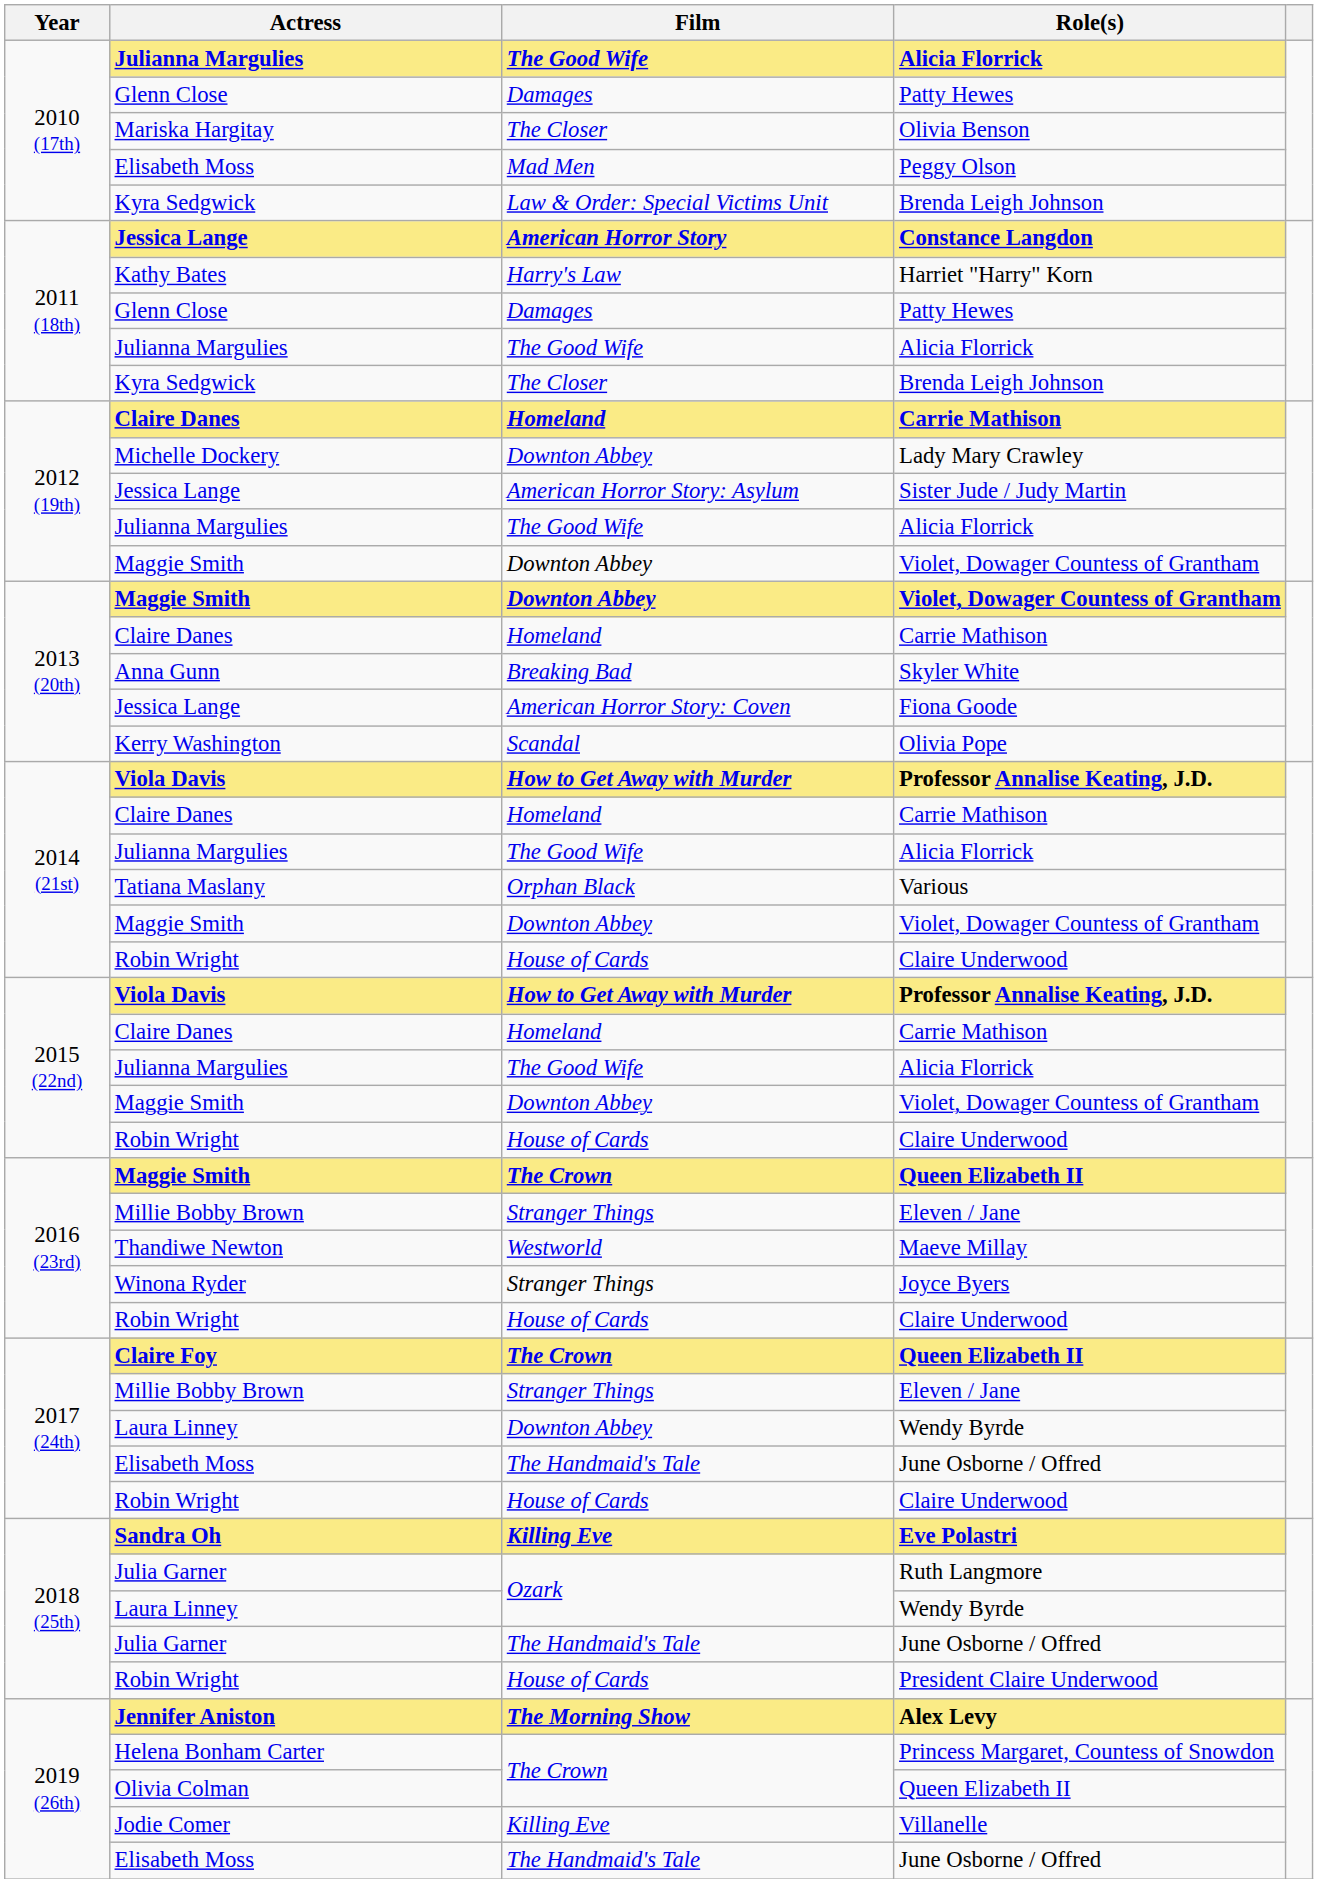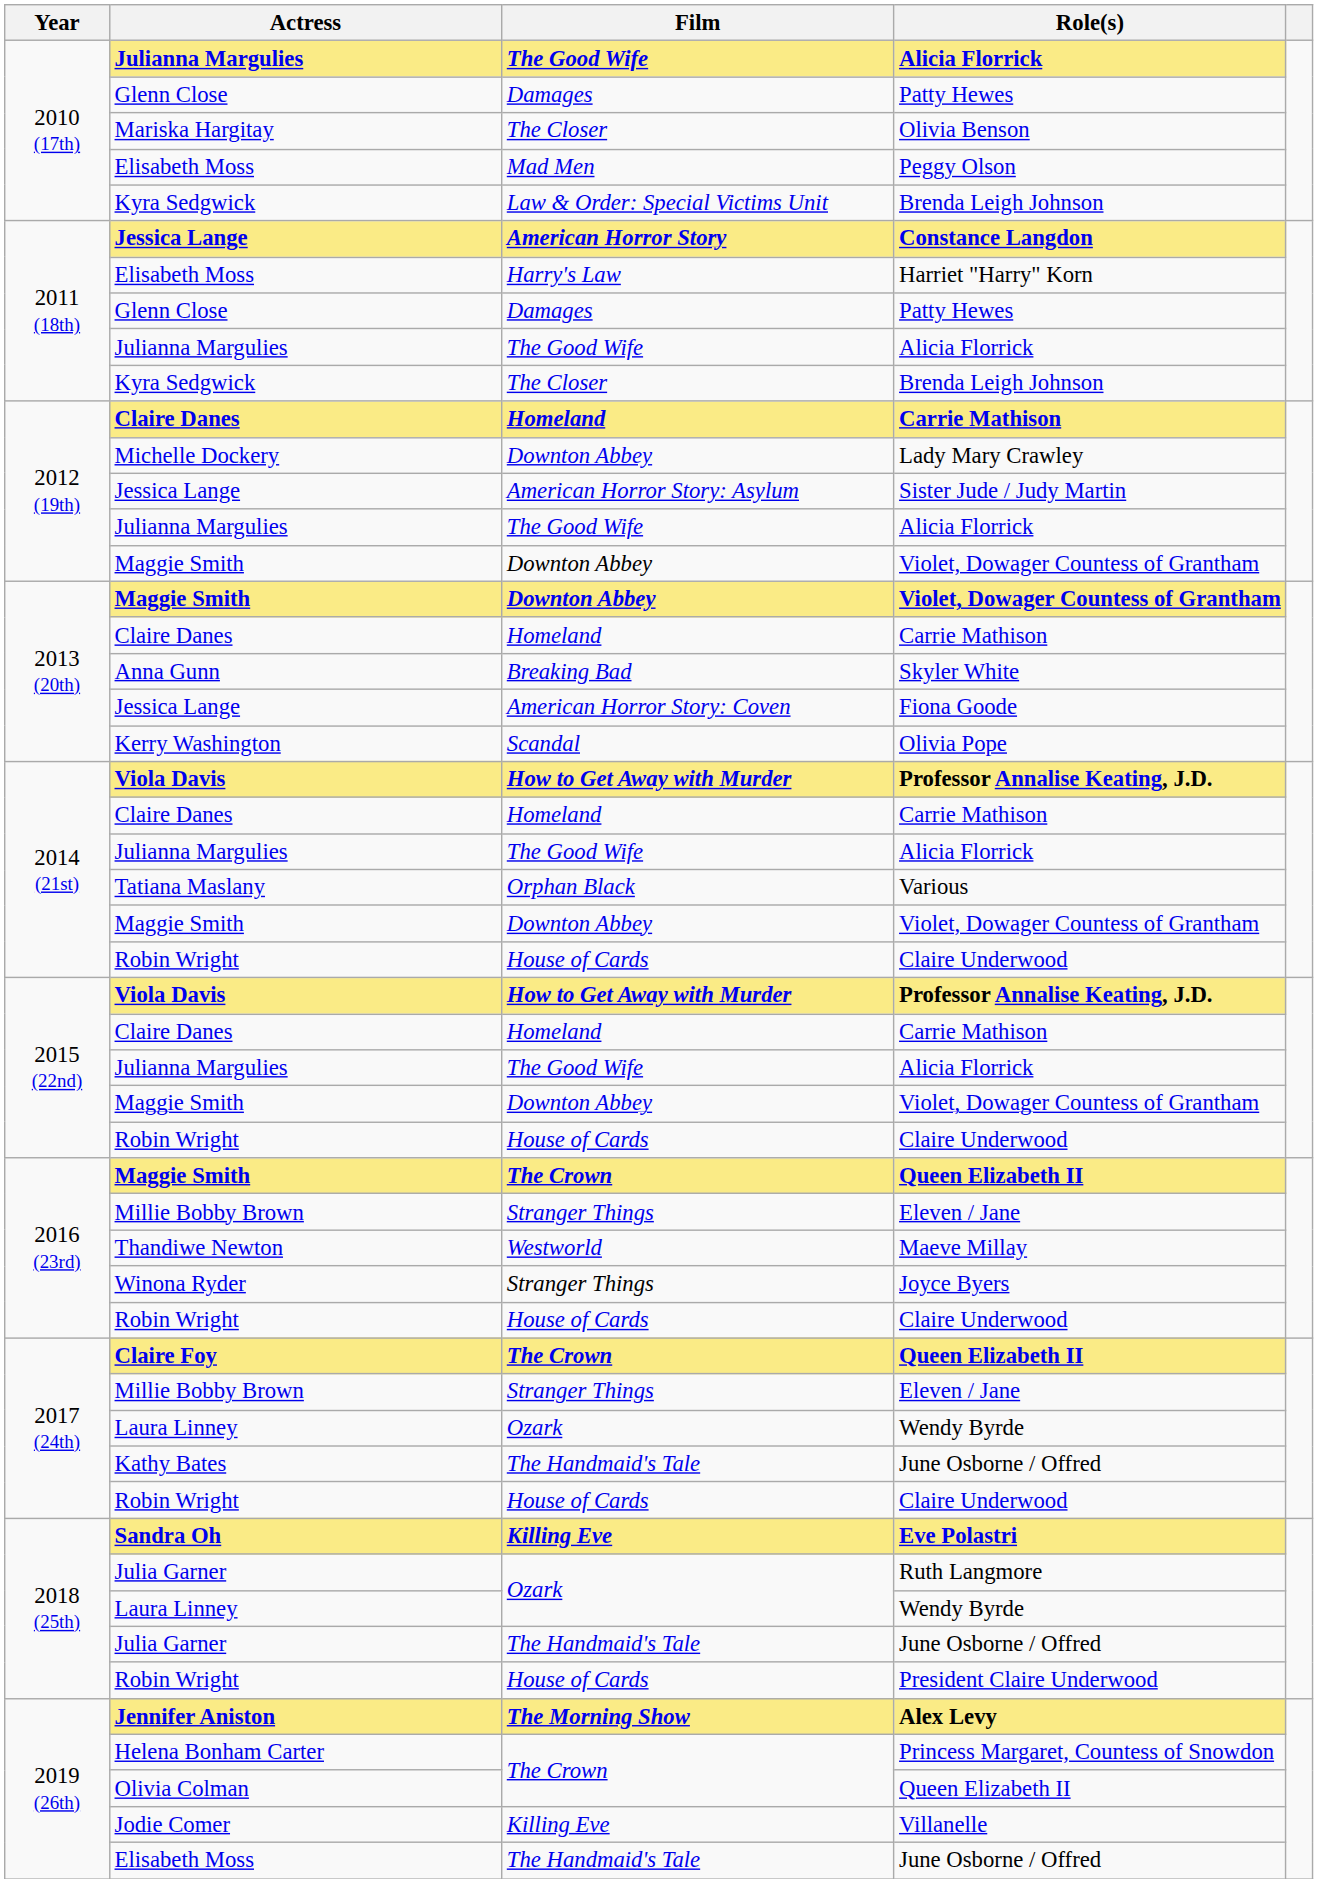(170, 274) Kathy Bates -> (184, 274) Elisabeth Moss
(579, 1427) Downton Abbey -> (535, 1427) Ozark
(184, 1463) Elisabeth Moss -> (170, 1463) Kathy Bates
